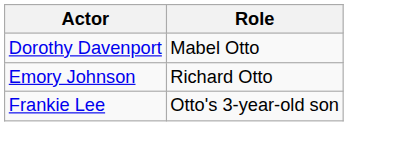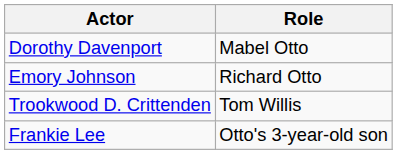+ row: (110, 105)
